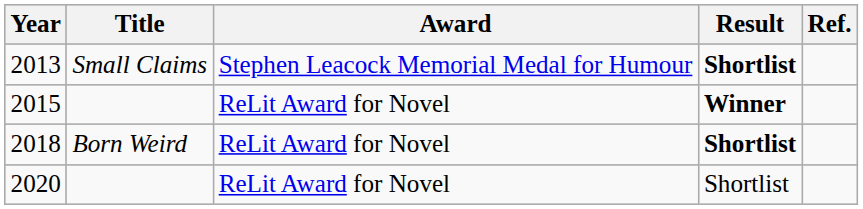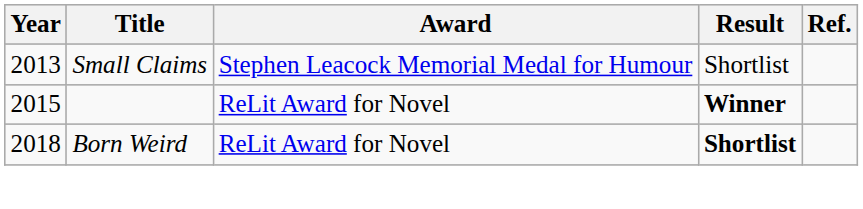(750, 64) bold -> (746, 64) normal
- row: (36, 183)
